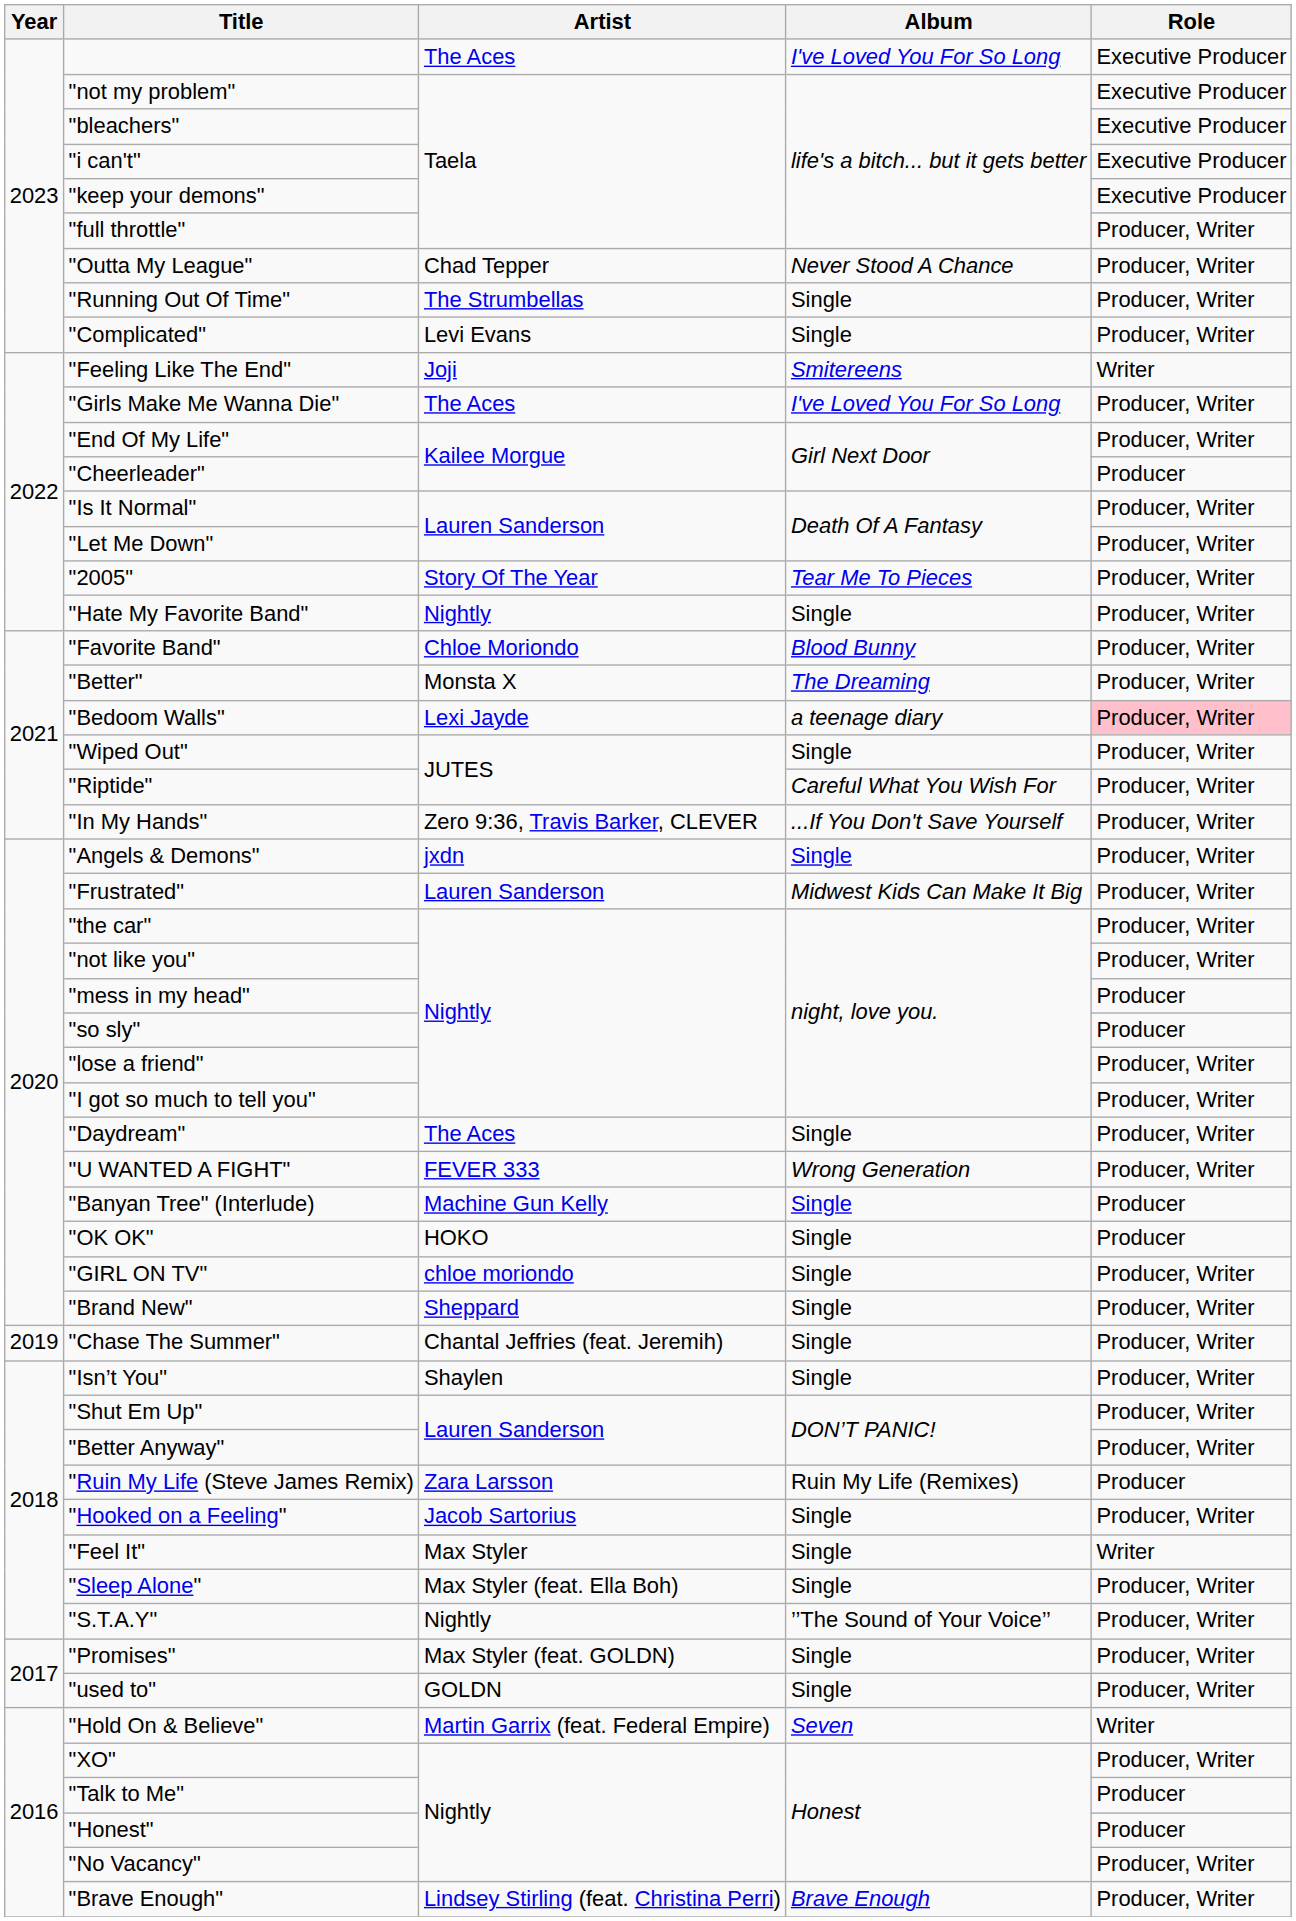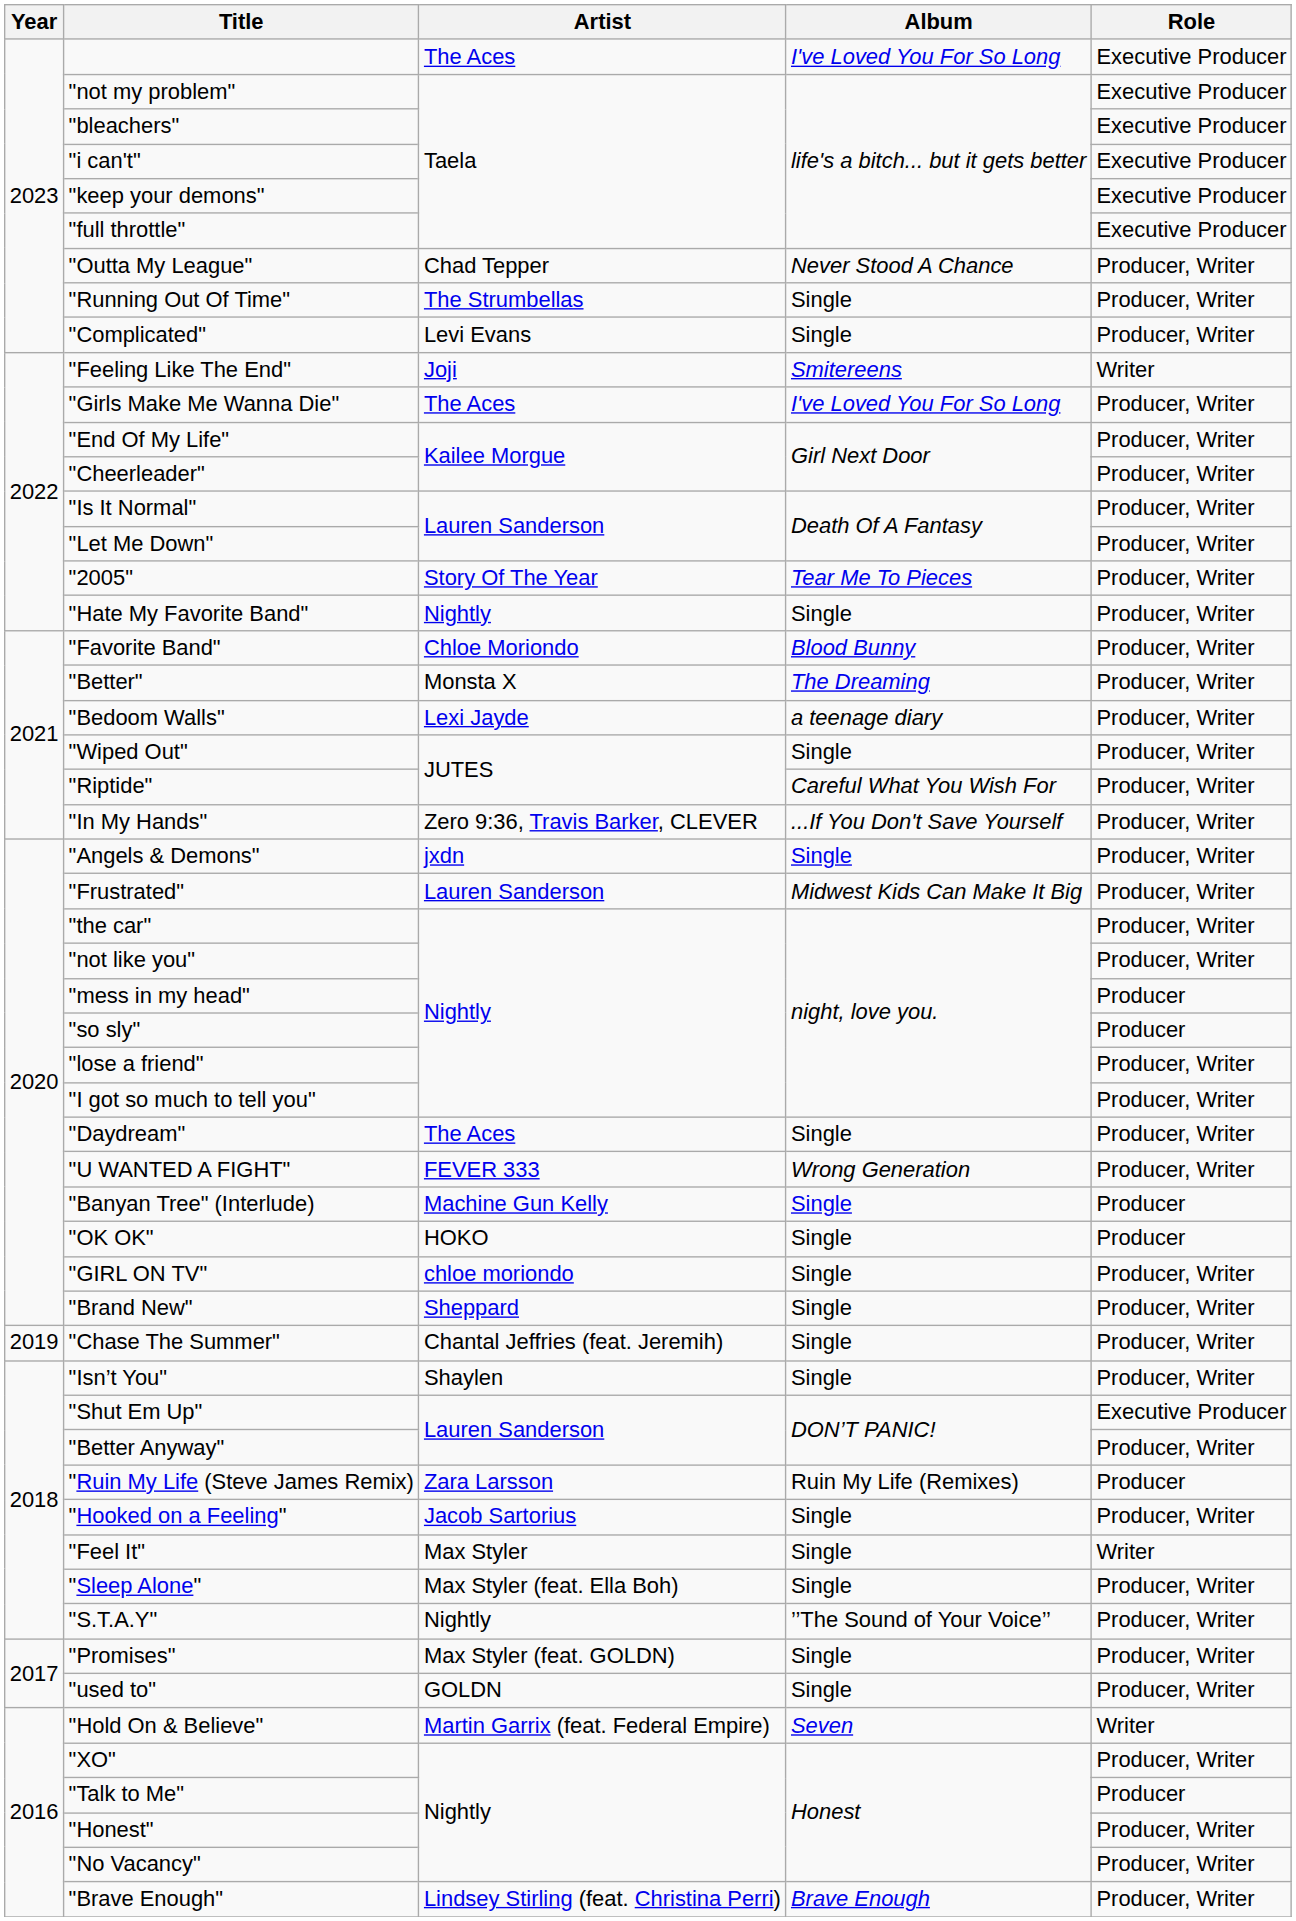(1175, 230) Producer, Writer -> (1192, 230) Executive Producer
(1141, 473) Producer -> (1175, 473) Producer, Writer
(1175, 717) pink background -> (1175, 717) no background
(1175, 1412) Producer, Writer -> (1192, 1412) Executive Producer
(1141, 1829) Producer -> (1175, 1829) Producer, Writer
